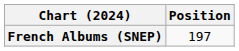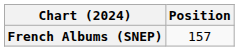(200, 36) 197 -> (200, 36) 157
